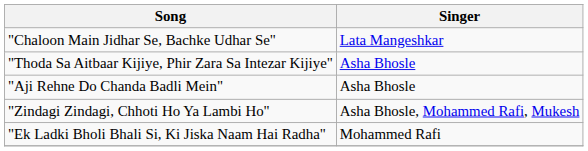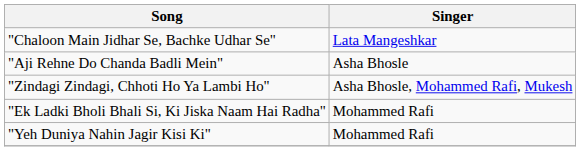- row: (170, 63)
+ row: (109, 134)
